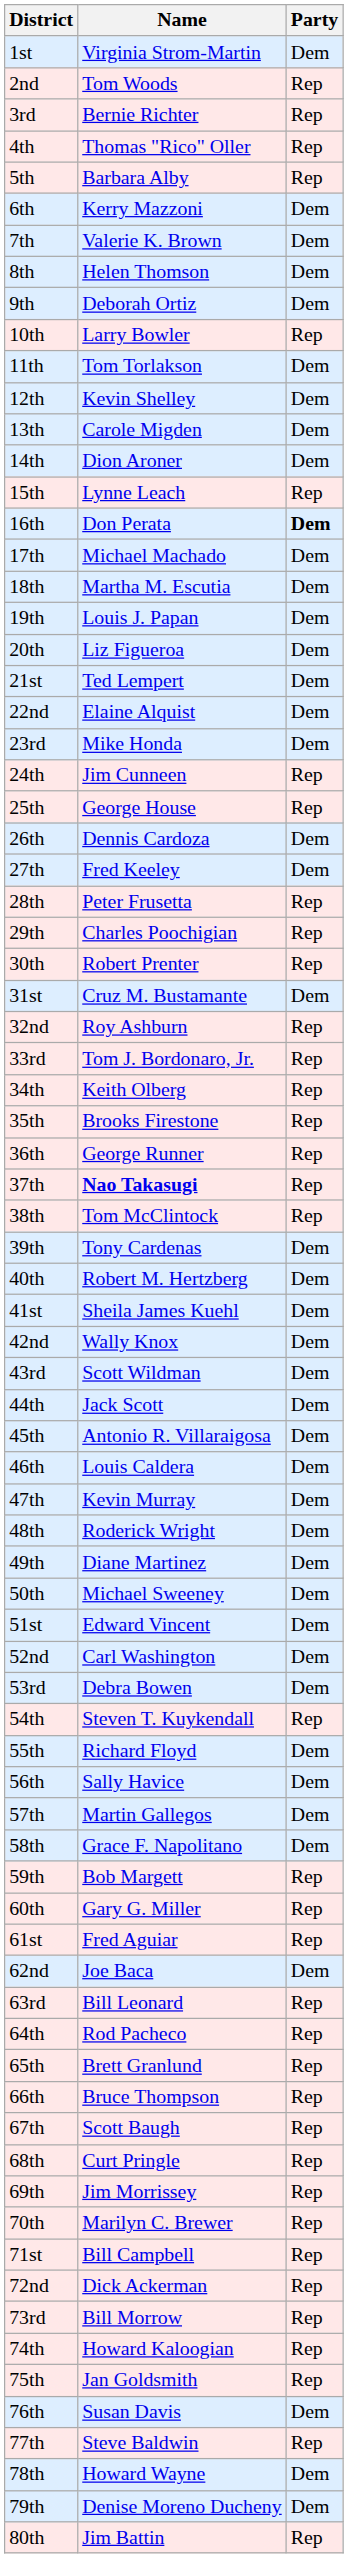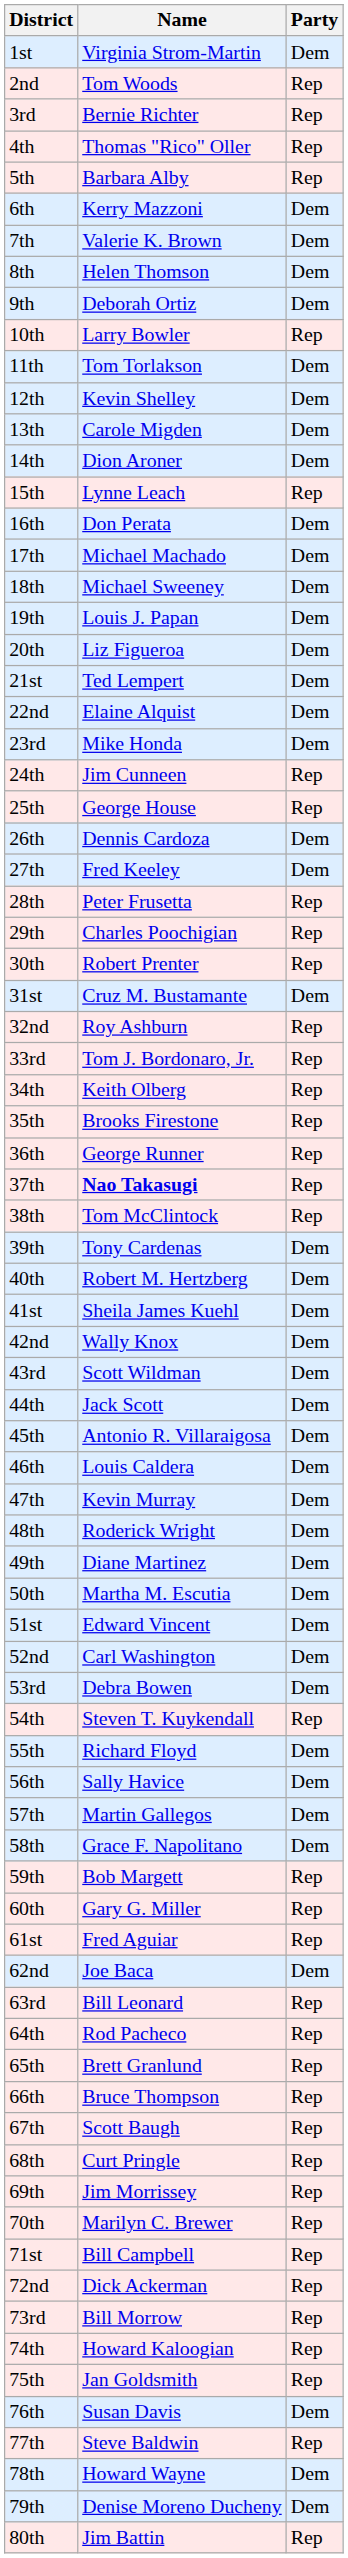(311, 523) bold -> (310, 523) normal
(156, 586) Martha M. Escutia -> (153, 586) Michael Sweeney
(153, 1593) Michael Sweeney -> (156, 1593) Martha M. Escutia
